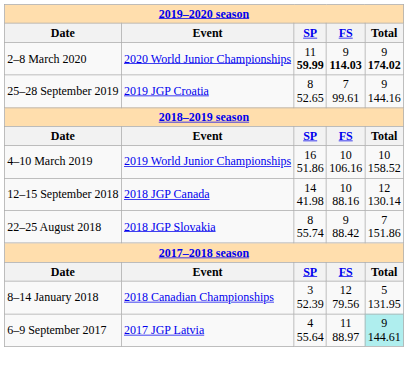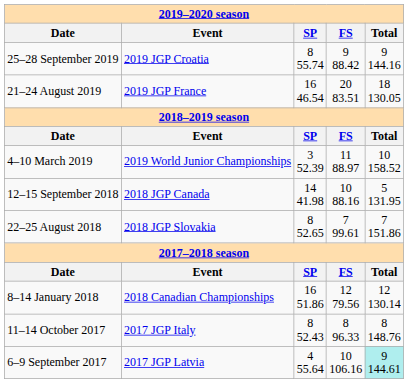- row: (47, 58)
(310, 91) 8 52.65 -> (310, 58) 8 55.74
(346, 91) 7 99.61 -> (346, 58) 9 88.42
+ row: (54, 91)
(310, 161) 16 51.86 -> (310, 161) 3 52.39
(346, 161) 10 106.16 -> (346, 161) 11 88.97
(384, 194) 12 130.14 -> (384, 194) 5 131.95
(310, 227) 8 55.74 -> (310, 227) 8 52.65
(346, 227) 9 88.42 -> (346, 227) 7 99.61
(310, 297) 3 52.39 -> (310, 297) 16 51.86
(384, 297) 5 131.95 -> (384, 297) 12 130.14
+ row: (56, 330)
(346, 330) 11 88.97 -> (346, 362) 10 106.16
